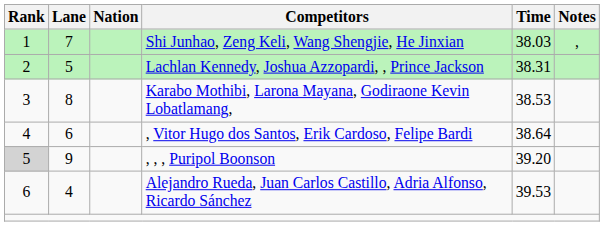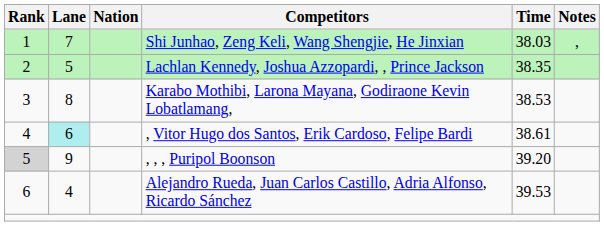(533, 66) 38.31 -> (533, 66) 38.35
(69, 134) no background -> (69, 134) paleturquoise background
(533, 134) 38.64 -> (533, 134) 38.61
